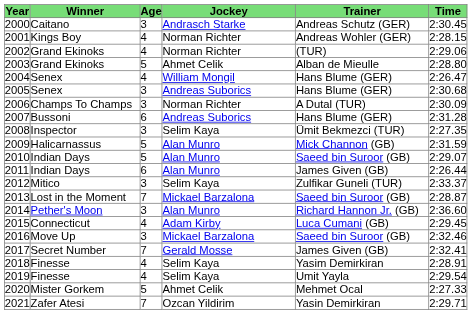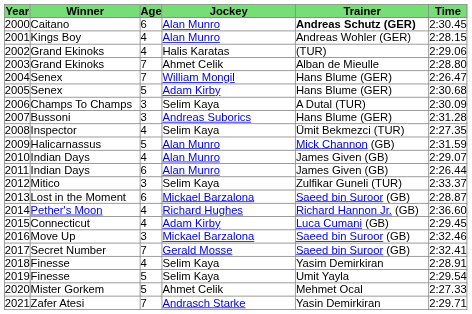(144, 24) 3 -> (144, 24) 6
(204, 24) Andrasch Starke -> (191, 24) Alan Munro
(353, 24) normal -> (356, 24) bold
(202, 38) Norman Richter -> (191, 38) Alan Munro
(202, 51) Norman Richter -> (196, 51) Halis Karatas
(144, 64) 5 -> (144, 64) 7
(144, 77) 4 -> (144, 77) 7
(144, 91) 3 -> (144, 91) 5
(207, 91) Andreas Suborics -> (192, 91) Adam Kirby
(202, 104) Norman Richter -> (191, 104) Selim Kaya
(144, 117) 6 -> (144, 117) 3
(144, 130) 3 -> (144, 130) 4
(144, 157) 5 -> (144, 157) 4
(353, 157) Saeed bin Suroor (GB) -> (342, 157) James Given (GB)
(144, 197) 7 -> (144, 197) 6
(144, 210) 3 -> (144, 210) 4
(191, 210) Alan Munro -> (203, 210) Richard Hughes
(342, 250) James Given (GB) -> (353, 250) Saeed bin Suroor (GB)
(144, 276) 4 -> (144, 276) 5
(198, 303) Ozcan Yildirim -> (204, 303) Andrasch Starke
